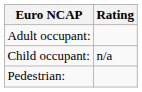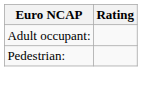- row: (49, 55)
